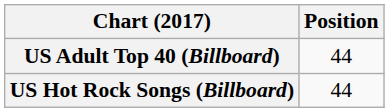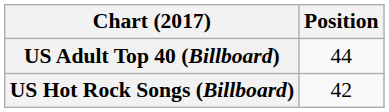(341, 90) 44 -> (341, 90) 42
